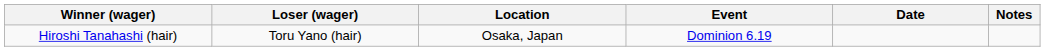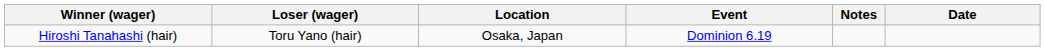columns swapped: (911, 14) <-> (1014, 14)
